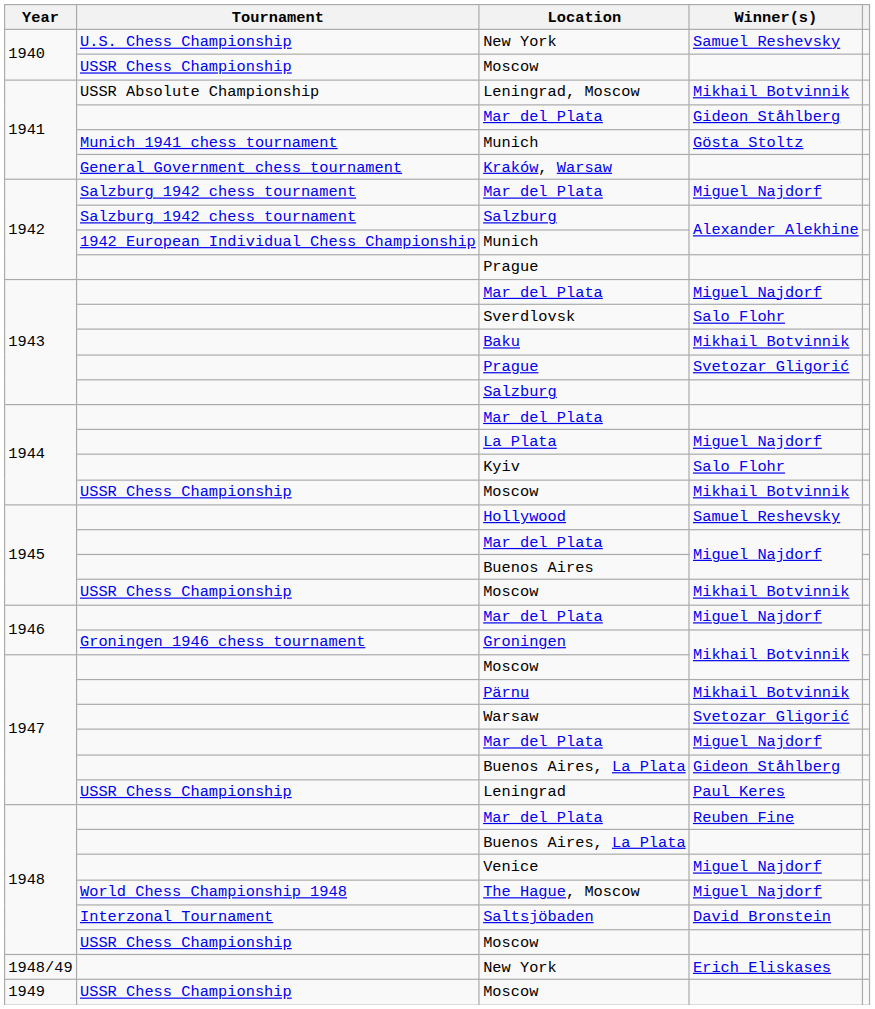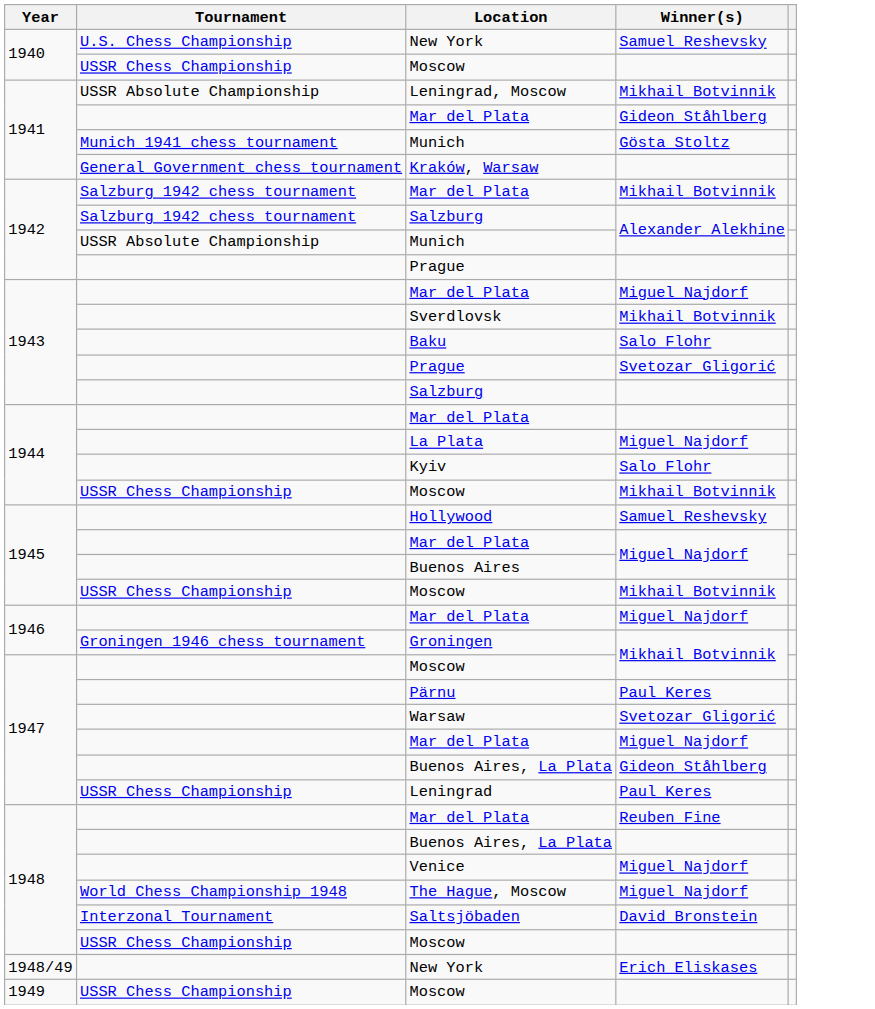(757, 192) Miguel Najdorf -> (698, 192) Mikhail Botvinnik
(278, 242) 1942 European Individual Chess Championship -> (200, 242) USSR Absolute Championship
(739, 317) Salo Flohr -> (698, 317) Mikhail Botvinnik
(771, 342) Mikhail Botvinnik -> (665, 342) Salo Flohr
(771, 692) Mikhail Botvinnik -> (665, 692) Paul Keres
